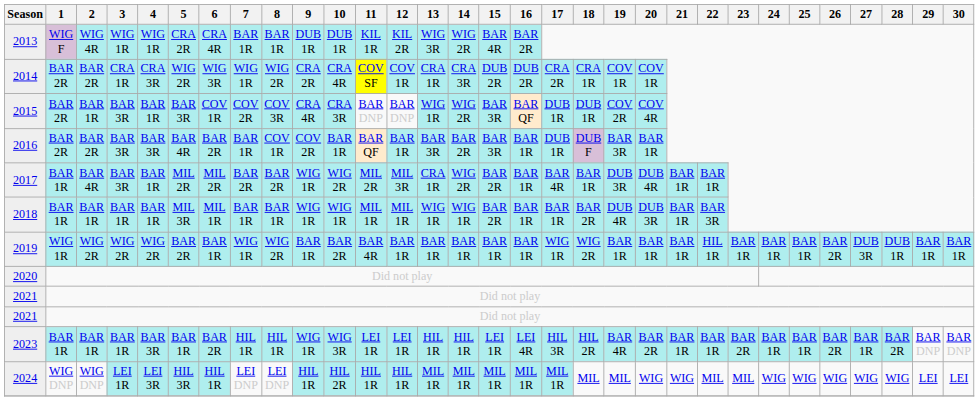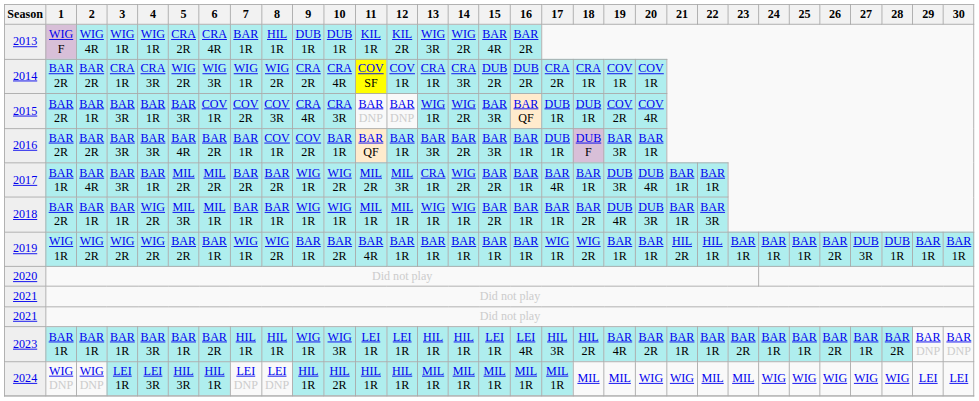(277, 41) BAR 1R -> (277, 41) HIL 1R
(61, 214) BAR 1R -> (61, 214) BAR 2R
(153, 214) BAR 1R -> (153, 214) WIG 2R
(682, 249) BAR 1R -> (682, 249) HIL 2R
